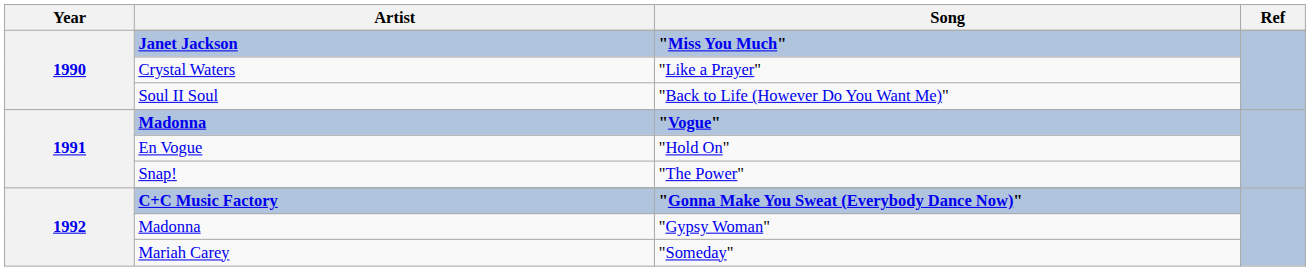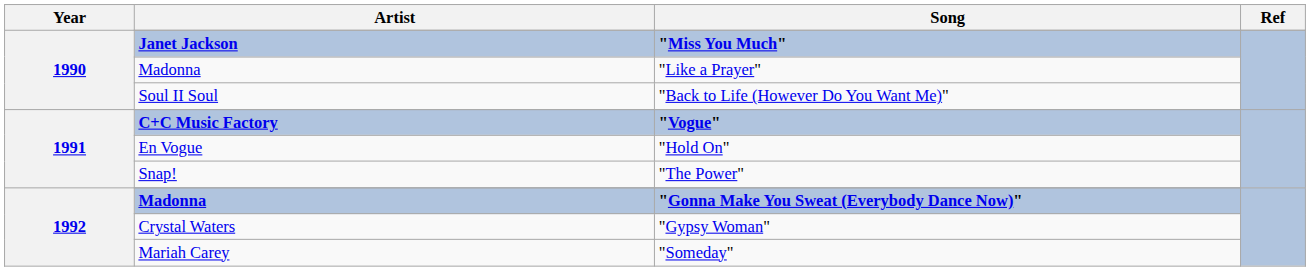(187, 69) Crystal Waters -> (170, 69) Madonna
(172, 122) Madonna -> (208, 122) C+C Music Factory
(208, 200) C+C Music Factory -> (172, 200) Madonna
(170, 226) Madonna -> (187, 226) Crystal Waters
